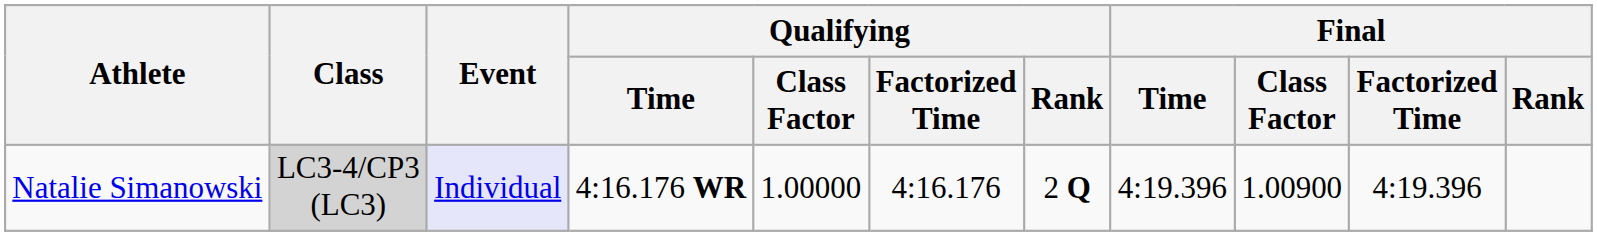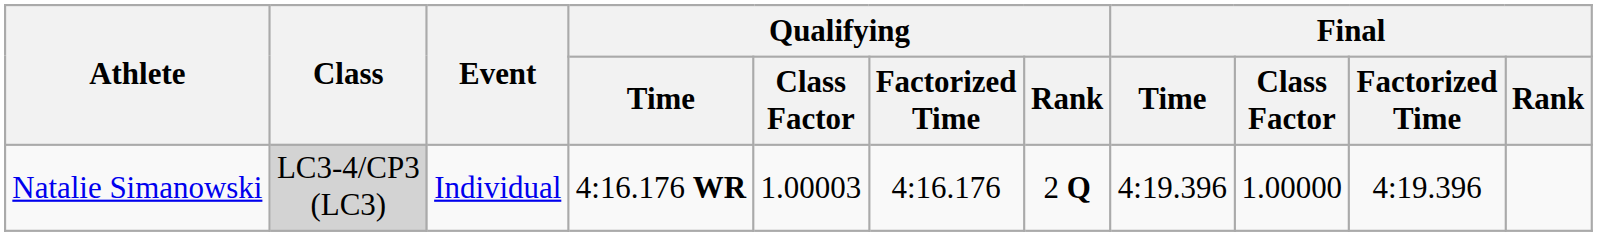(498, 187) lavender background -> (498, 187) no background
(811, 187) 1.00000 -> (811, 187) 1.00003
(1292, 187) 1.00900 -> (1292, 187) 1.00000
